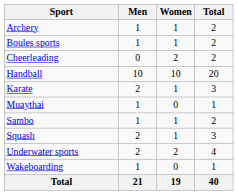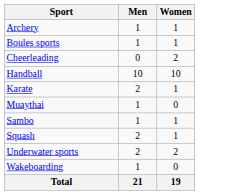- column: (214, 12)
